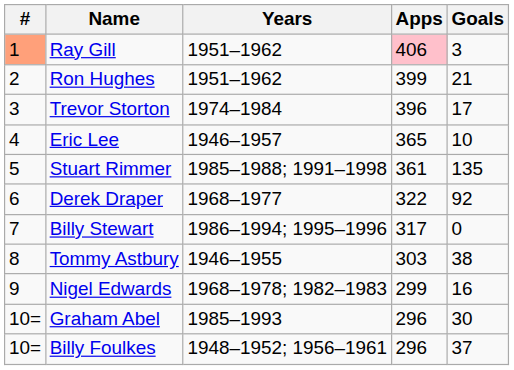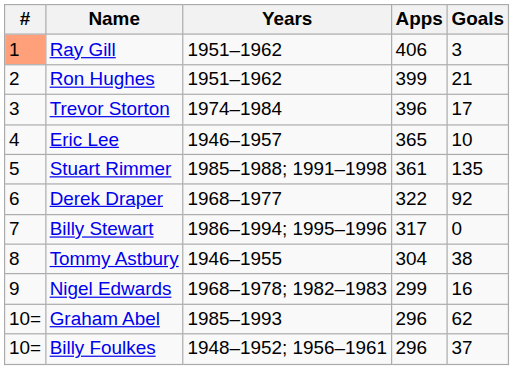(411, 49) pink background -> (411, 49) no background
(411, 259) 303 -> (411, 259) 304
(462, 318) 30 -> (462, 318) 62
